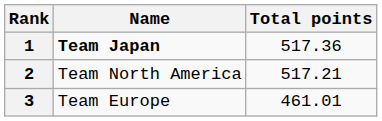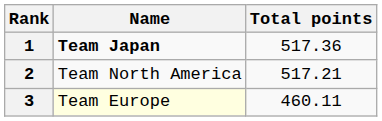(114, 102) no background -> (114, 102) lightyellow background
(311, 102) 461.01 -> (311, 102) 460.11
